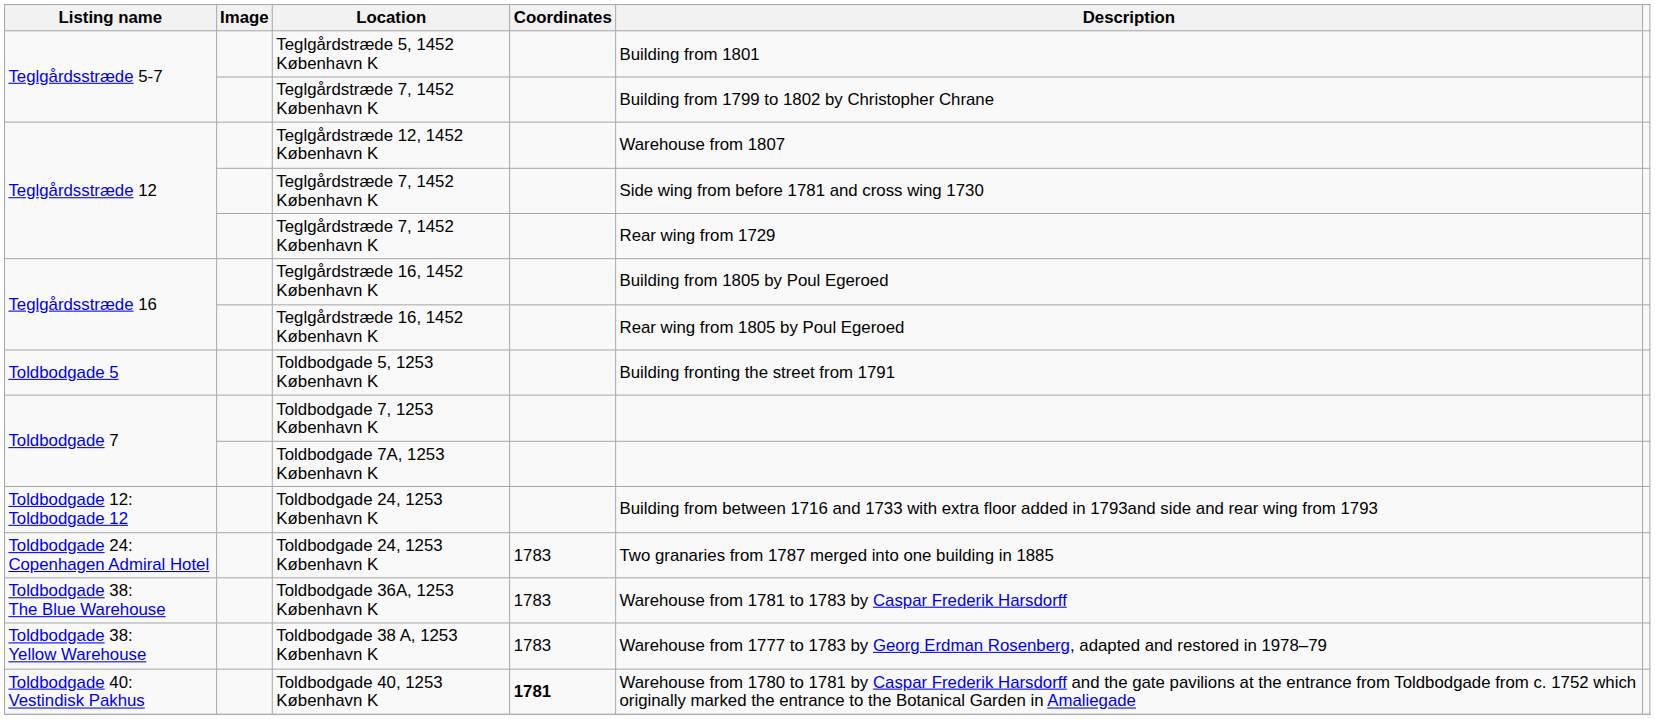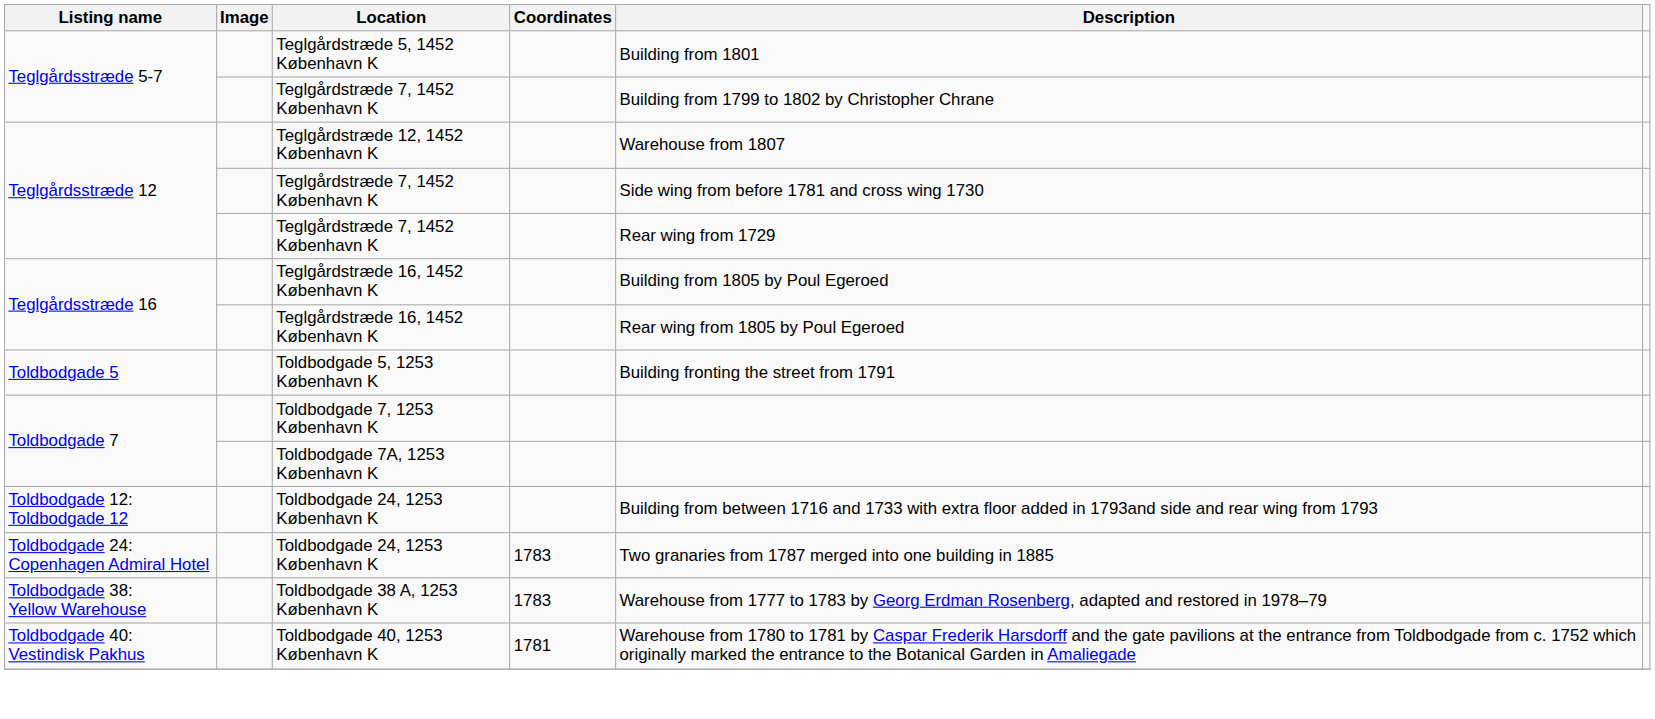- row: (87, 600)
(532, 691) bold -> (532, 645) normal
